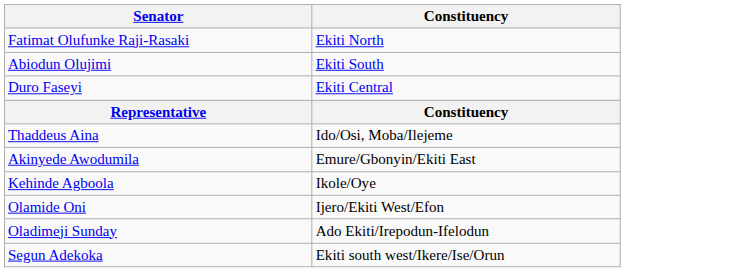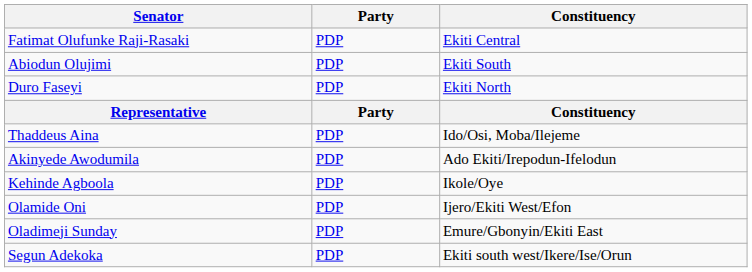+ column: (376, 16)
(350, 40) Ekiti North -> (482, 40) Ekiti Central
(354, 87) Ekiti Central -> (477, 87) Ekiti North
(396, 159) Emure/Gbonyin/Ekiti East -> (530, 159) Ado Ekiti/Irepodun-Ifelodun
(402, 231) Ado Ekiti/Irepodun-Ifelodun -> (523, 231) Emure/Gbonyin/Ekiti East
